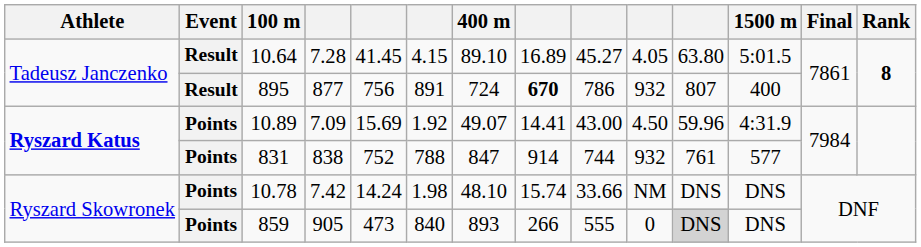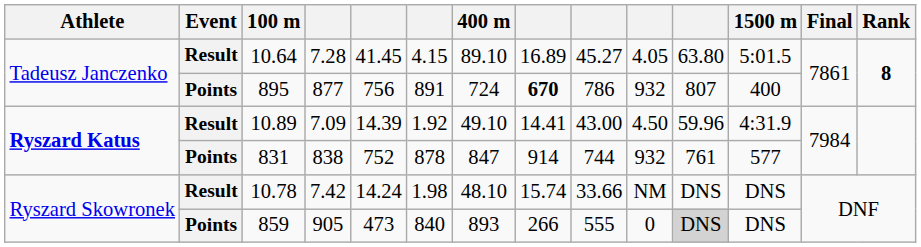(211, 89) Result -> (211, 89) Points
(211, 123) Points -> (211, 123) Result
(379, 123) 15.69 -> (379, 123) 14.39
(484, 123) 49.07 -> (484, 123) 49.10
(430, 157) 788 -> (430, 157) 878
(211, 191) Points -> (211, 191) Result
